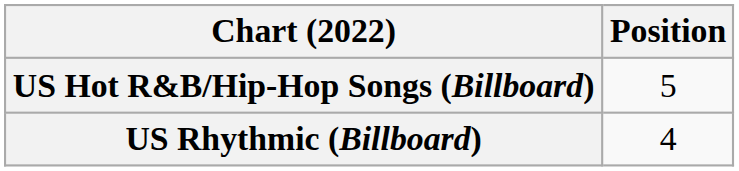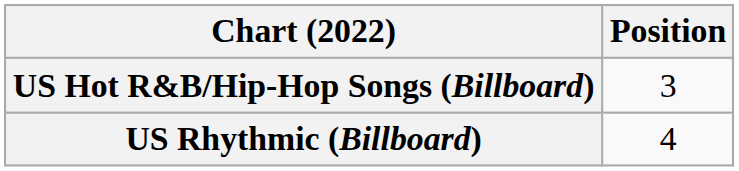(668, 84) 5 -> (668, 84) 3
